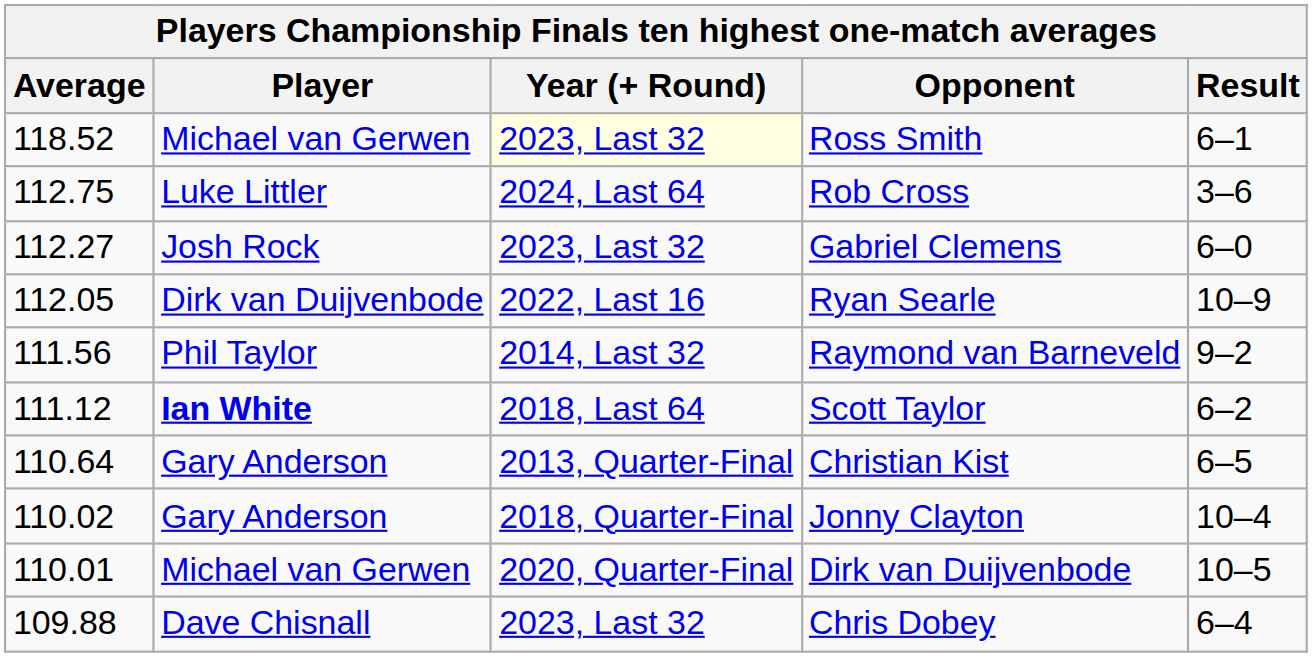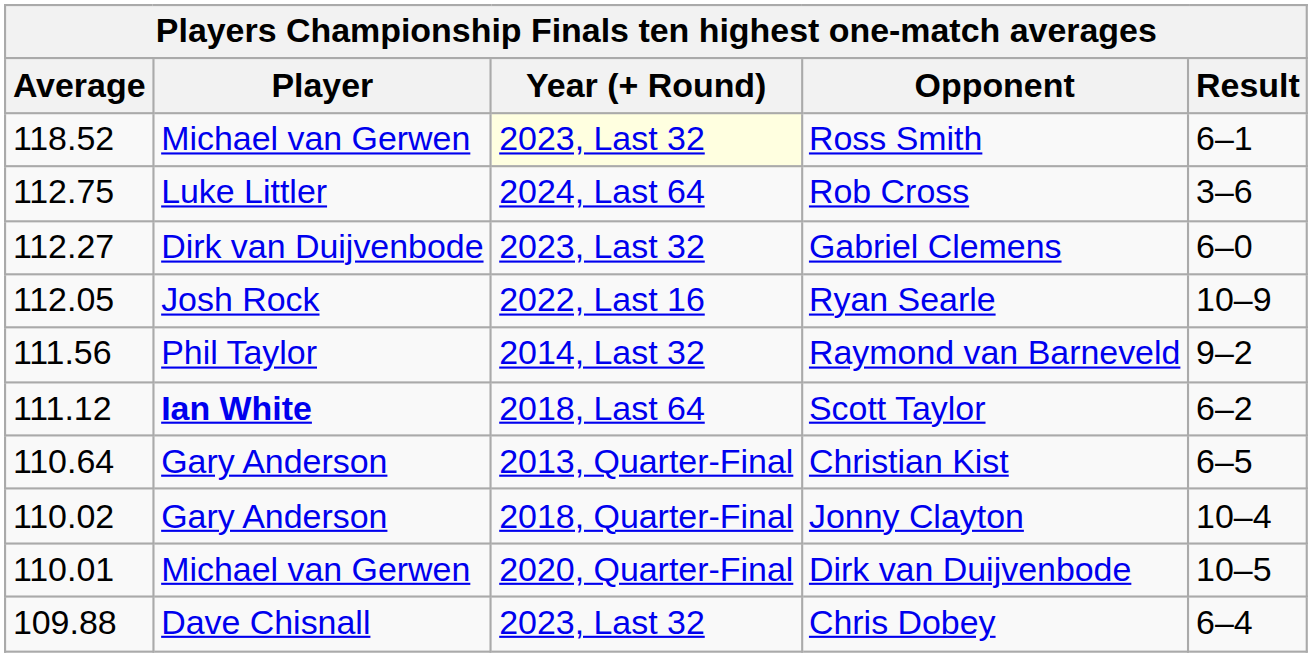(240, 246) Josh Rock -> (322, 246) Dirk van Duijvenbode
(322, 300) Dirk van Duijvenbode -> (240, 300) Josh Rock
